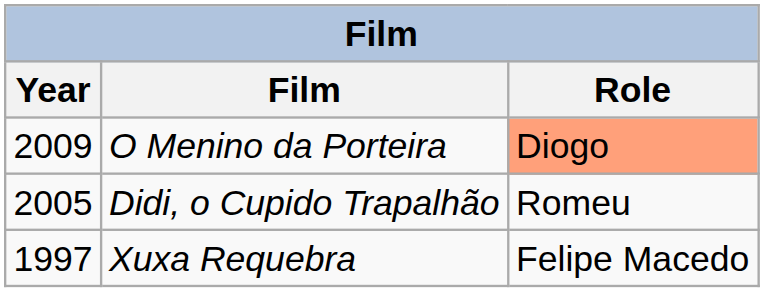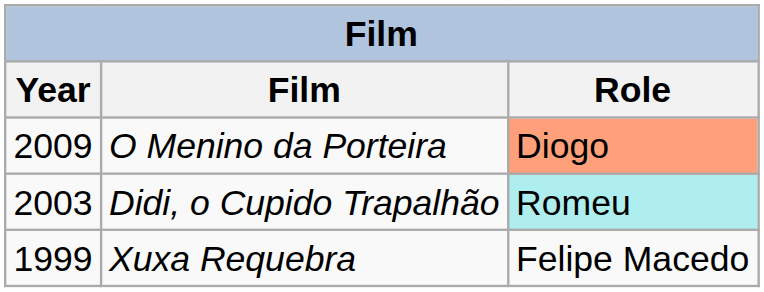(53, 202) 2005 -> (53, 202) 2003
(573, 202) no background -> (573, 202) paleturquoise background
(53, 259) 1997 -> (53, 259) 1999
